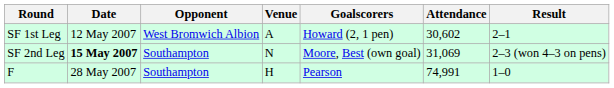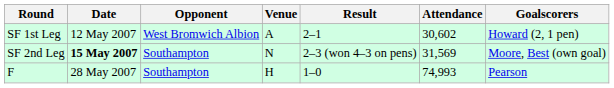columns swapped: (549, 14) <-> (362, 14)
(443, 53) 31,069 -> (439, 53) 31,569
(443, 72) 74,991 -> (439, 72) 74,993
